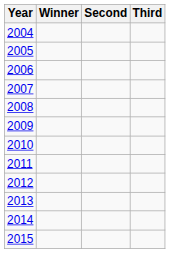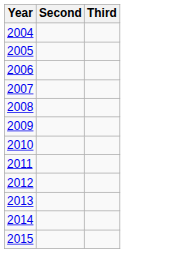- column: (59, 13)
